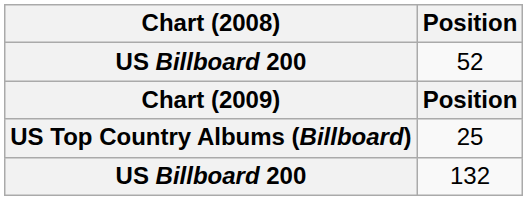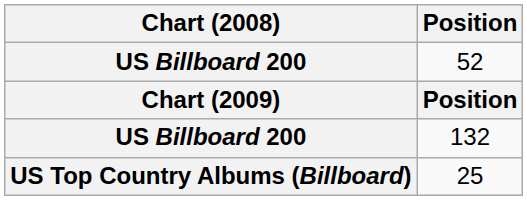rows swapped: (470, 175) <-> (470, 137)
